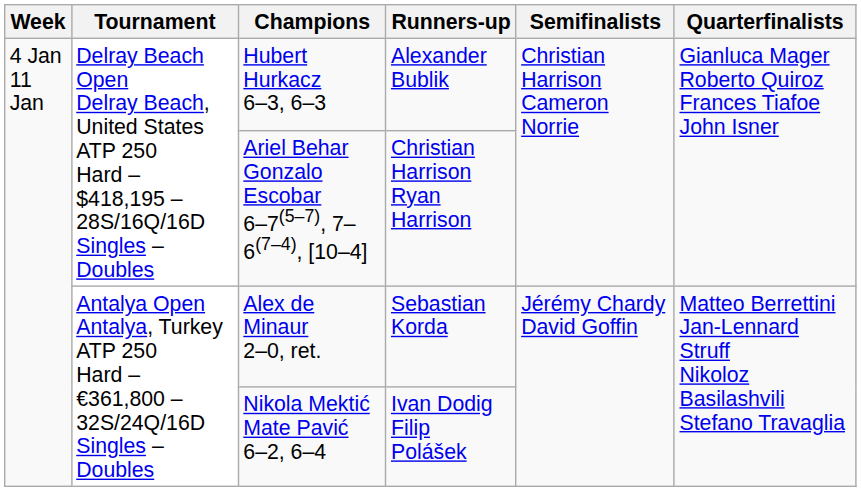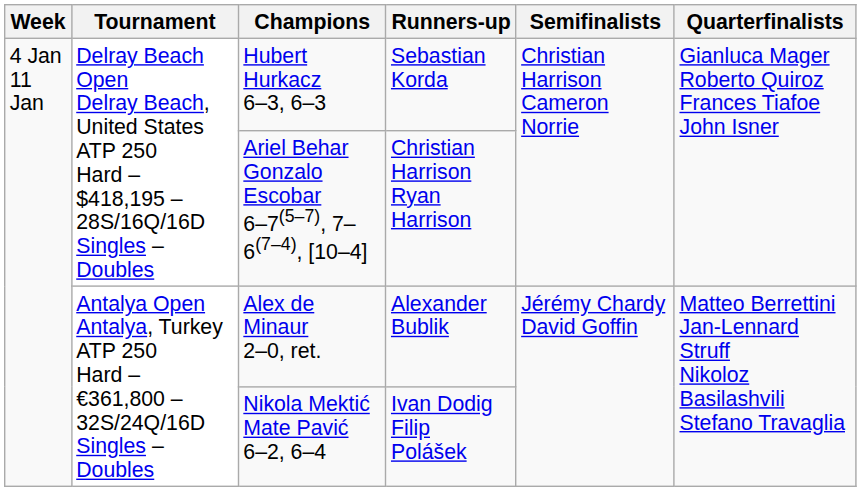(439, 67) Alexander Bublik -> (438, 67) Sebastian Korda
(438, 315) Sebastian Korda -> (439, 315) Alexander Bublik
